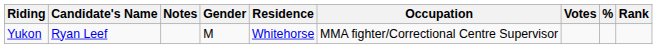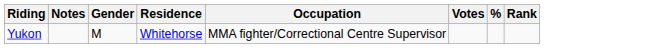- column: (104, 14)
